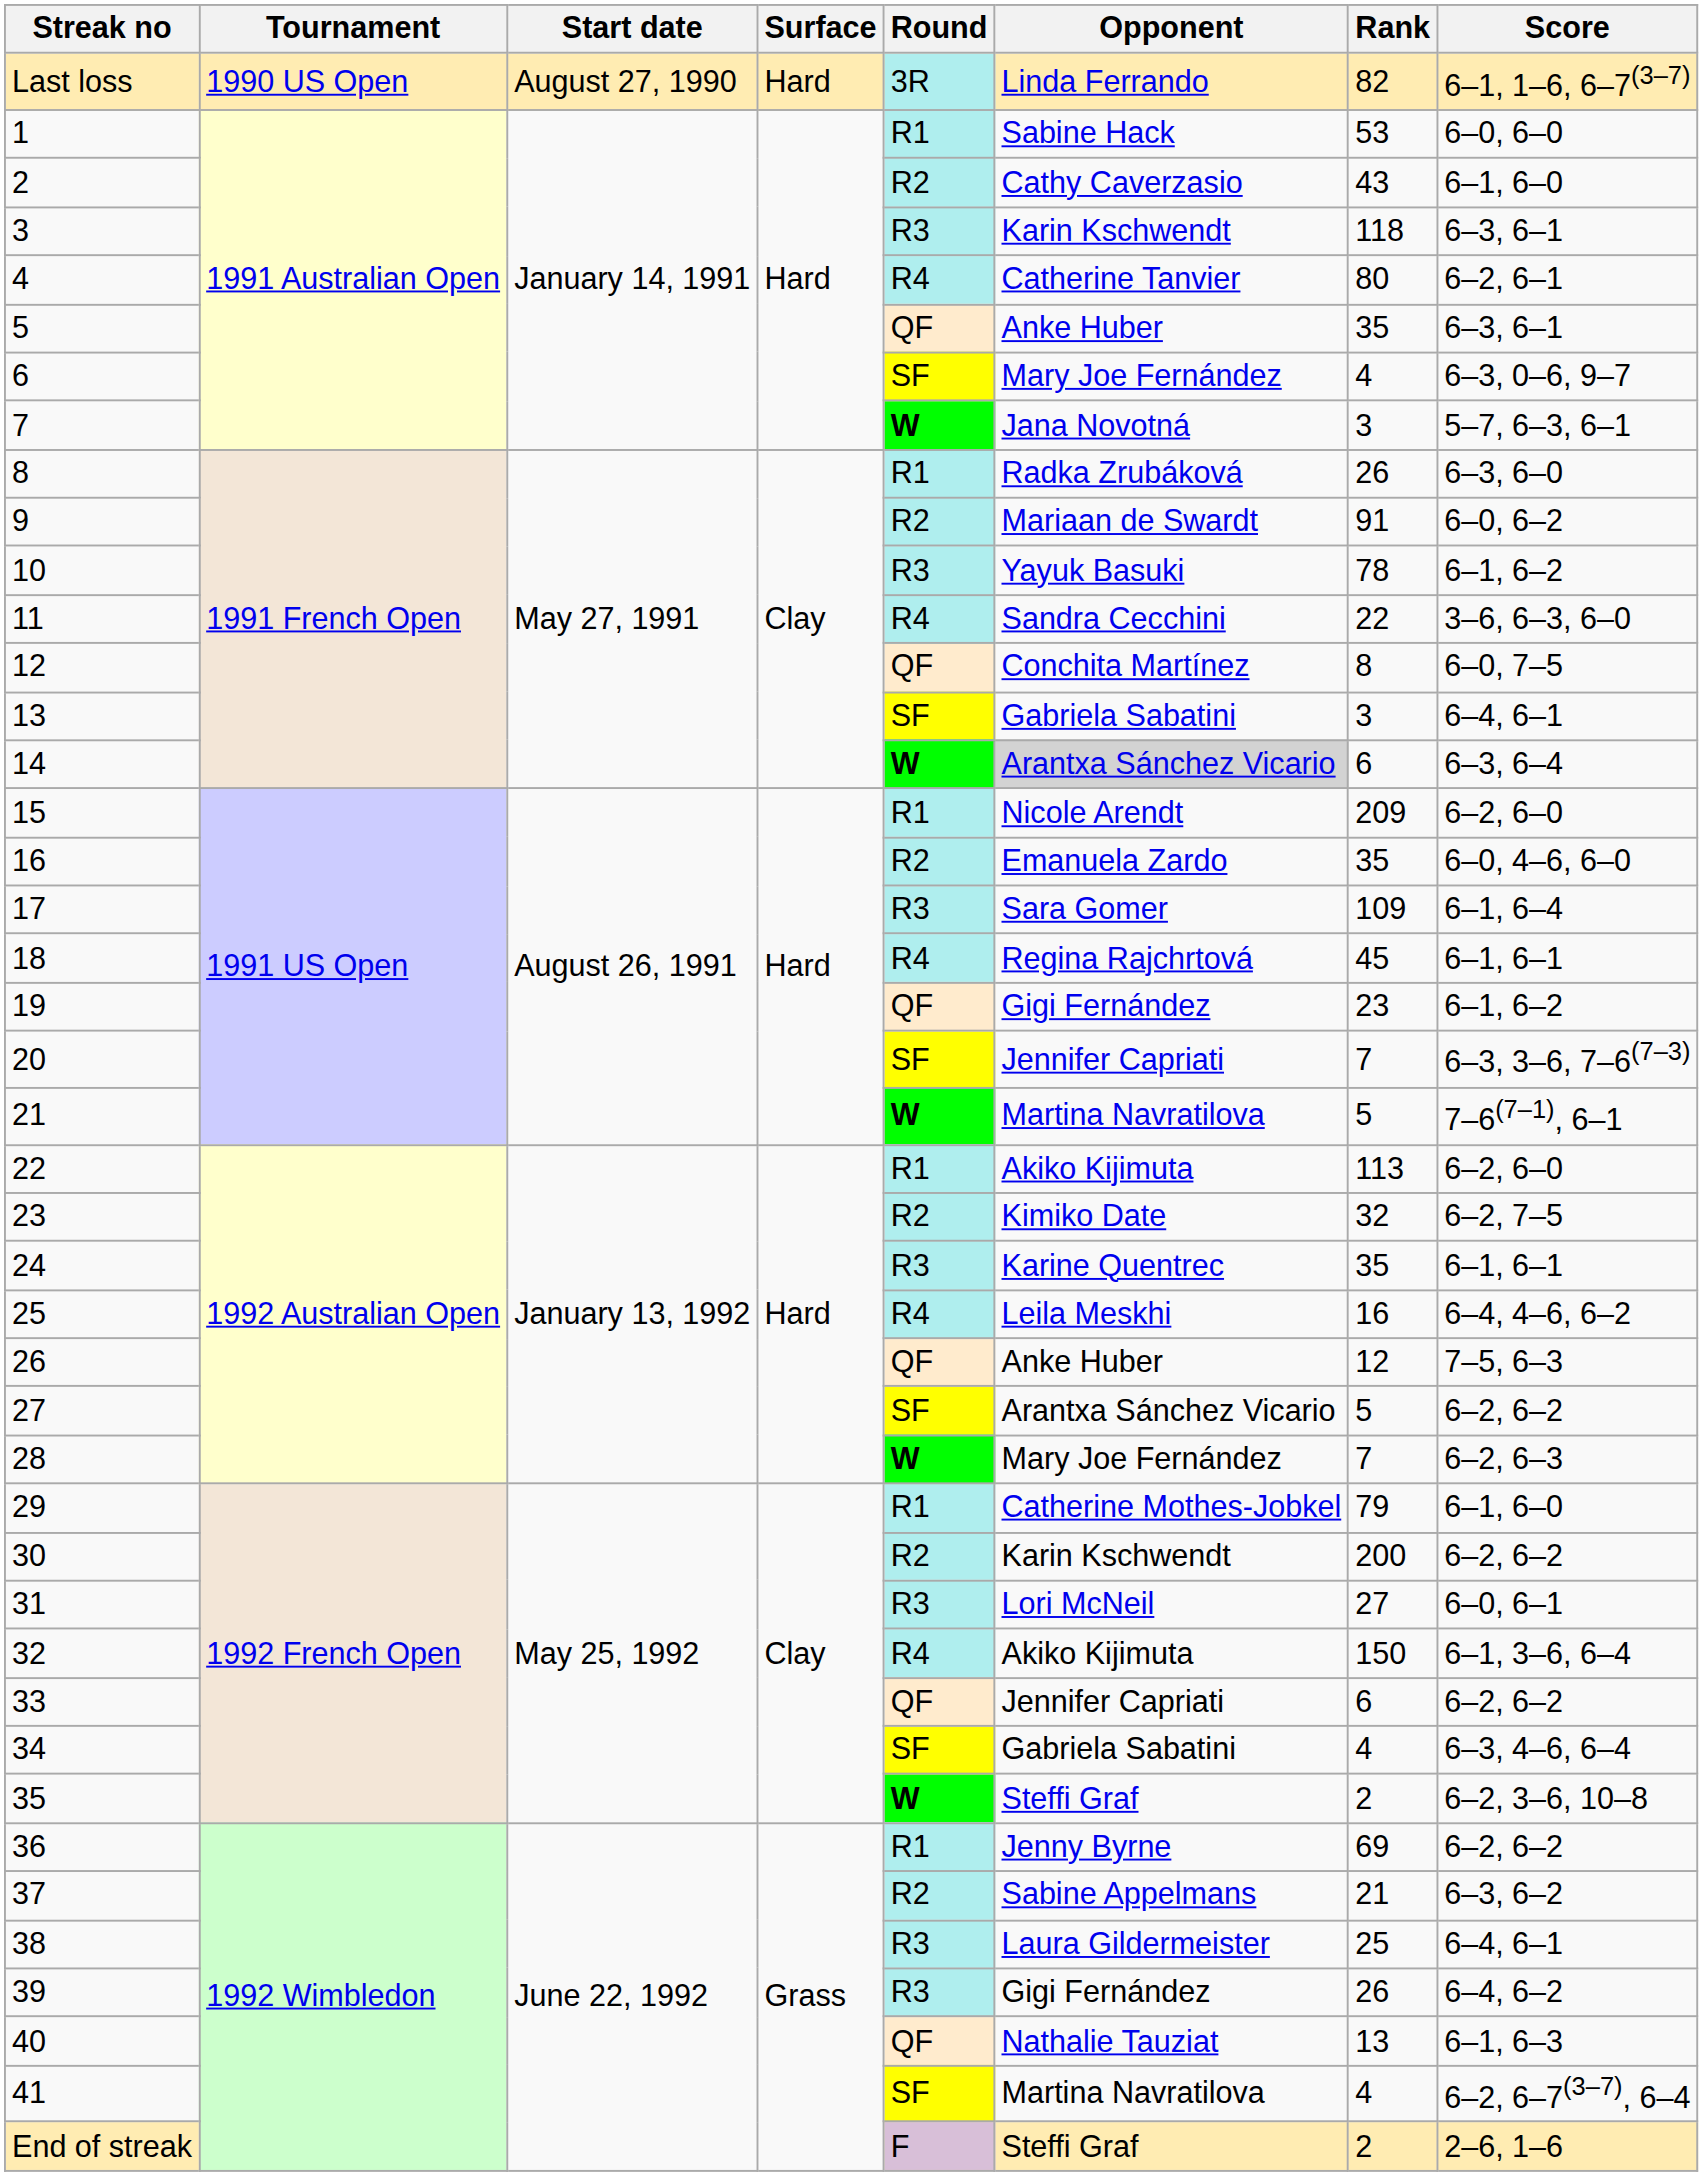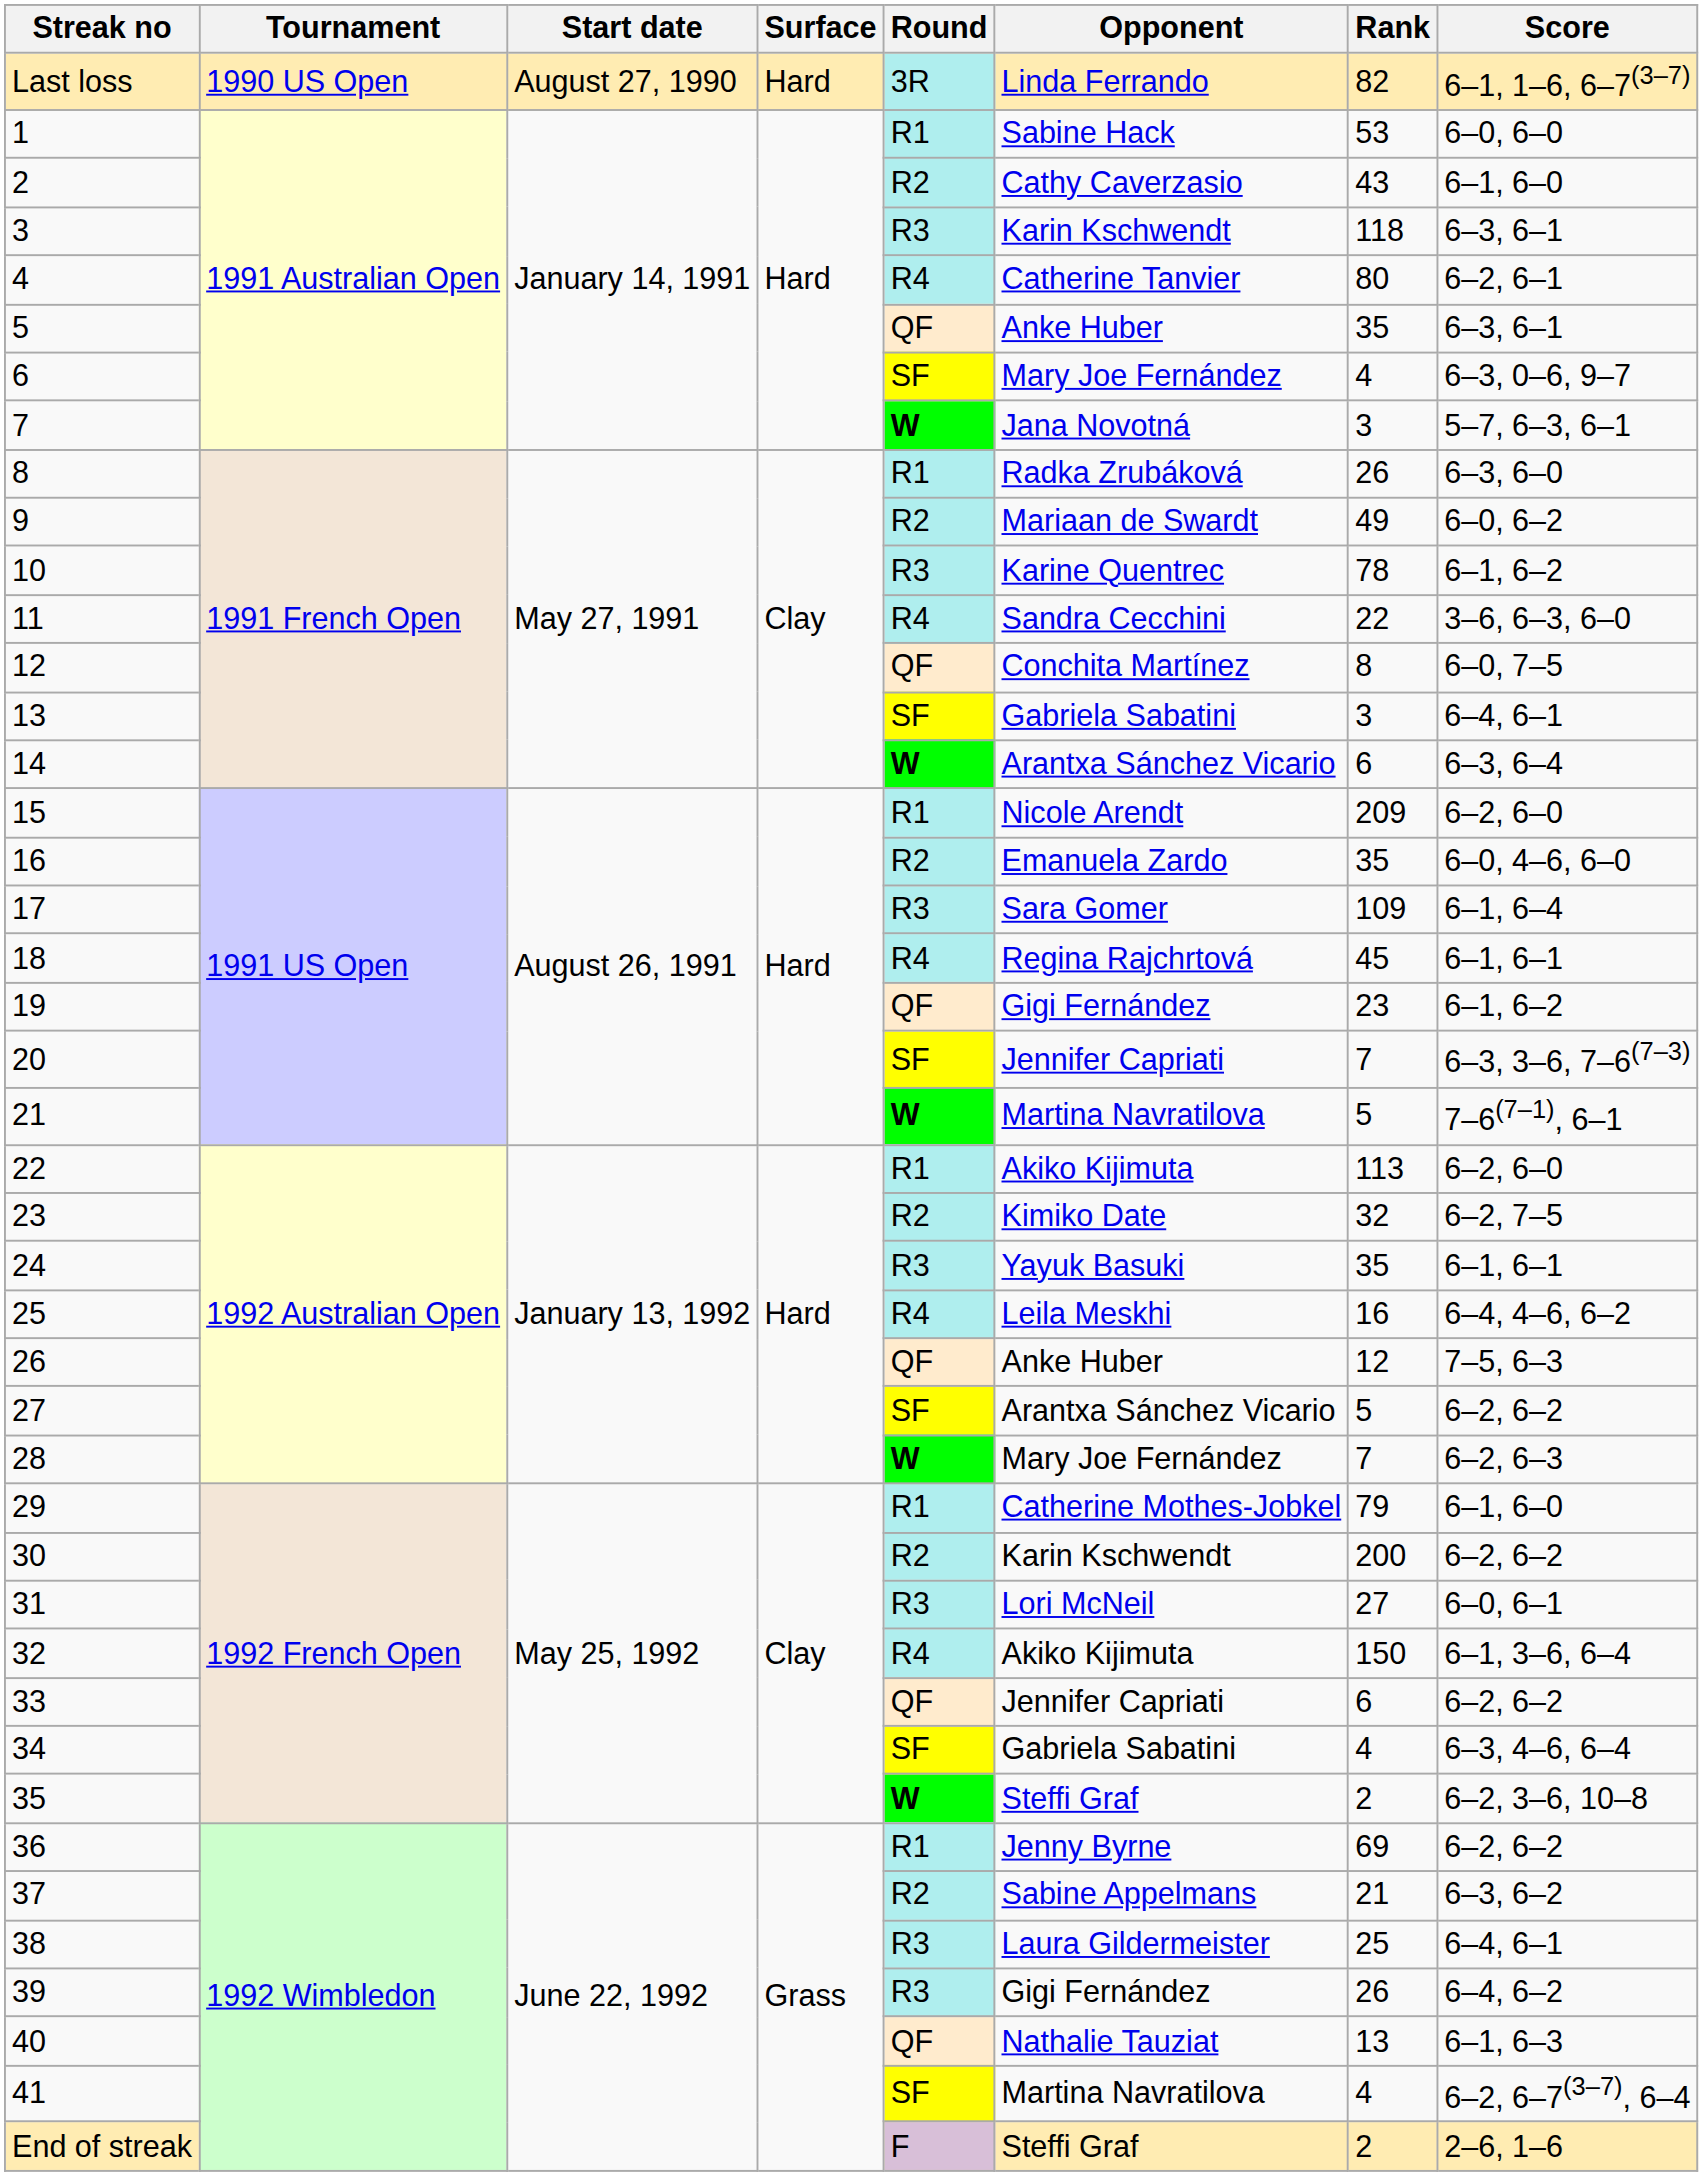(1372, 521) 91 -> (1372, 521) 49
(1093, 570) Yayuk Basuki -> (1113, 570) Karine Quentrec
(1169, 763) lightgrey background -> (1169, 763) no background
(1113, 1265) Karine Quentrec -> (1093, 1265) Yayuk Basuki
